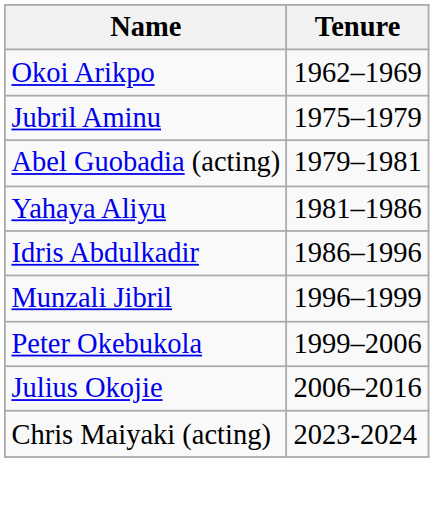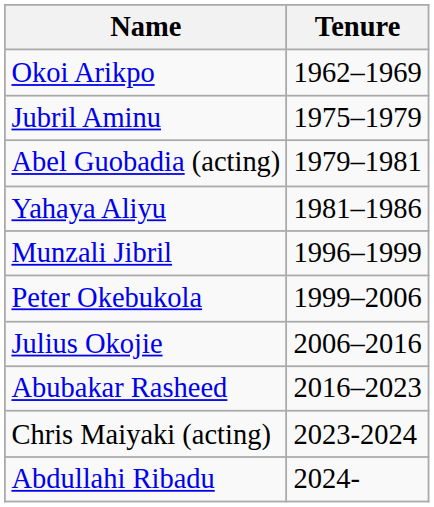- row: (105, 252)
+ row: (119, 388)
+ row: (113, 478)
